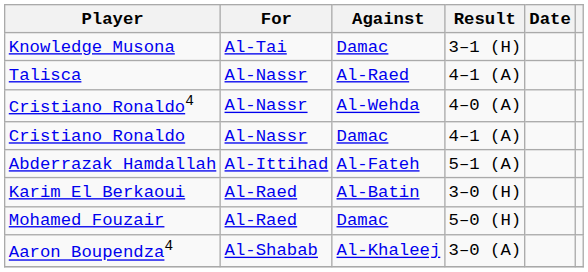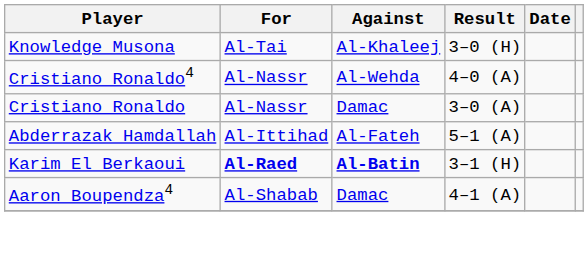(362, 47) Damac -> (388, 47) Al-Khaleej
(485, 47) 3–1 (H) -> (485, 47) 3–0 (H)
- row: (45, 75)
(485, 136) 4–1 (A) -> (485, 108) 3–0 (A)
(261, 192) normal -> (261, 164) bold
(378, 192) normal -> (378, 164) bold
(485, 192) 3–0 (H) -> (485, 164) 3–1 (H)
- row: (87, 220)
(388, 251) Al-Khaleej -> (362, 194) Damac
(485, 251) 3–0 (A) -> (485, 194) 4–1 (A)
